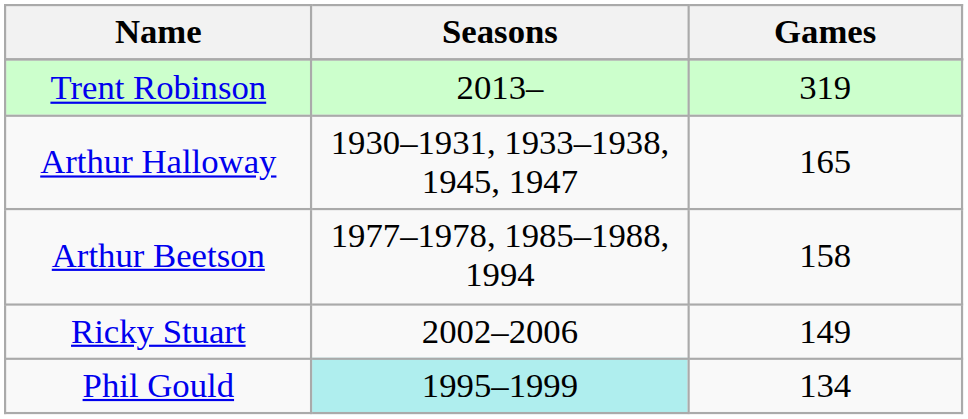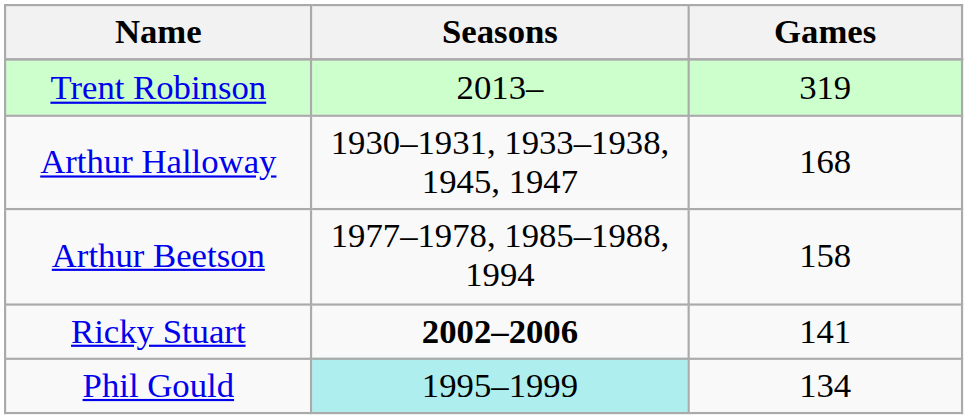(825, 161) 165 -> (825, 161) 168
(500, 330) normal -> (500, 330) bold
(825, 330) 149 -> (825, 330) 141
